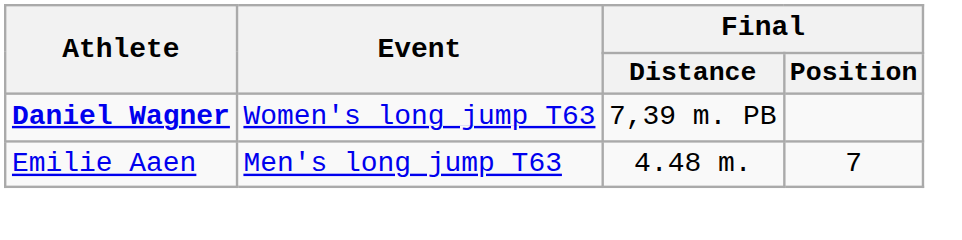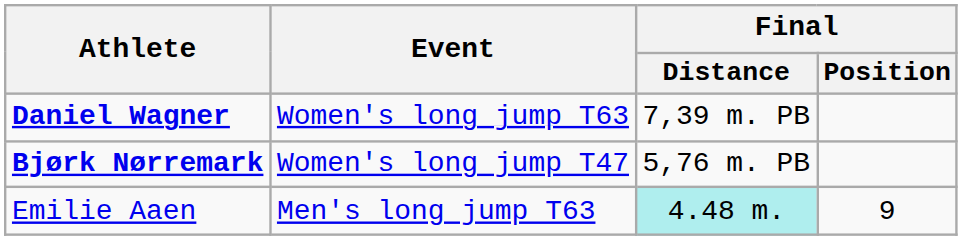+ row: (138, 164)
(693, 164) no background -> (726, 211) paleturquoise background
(854, 164) 7 -> (887, 211) 9
